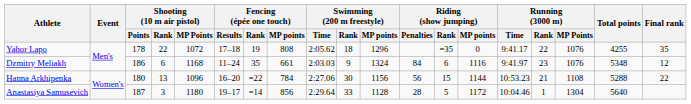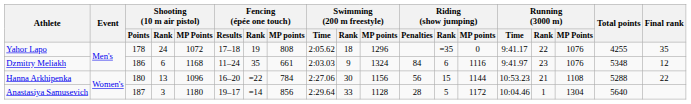(163, 49) 22 -> (163, 49) 24
